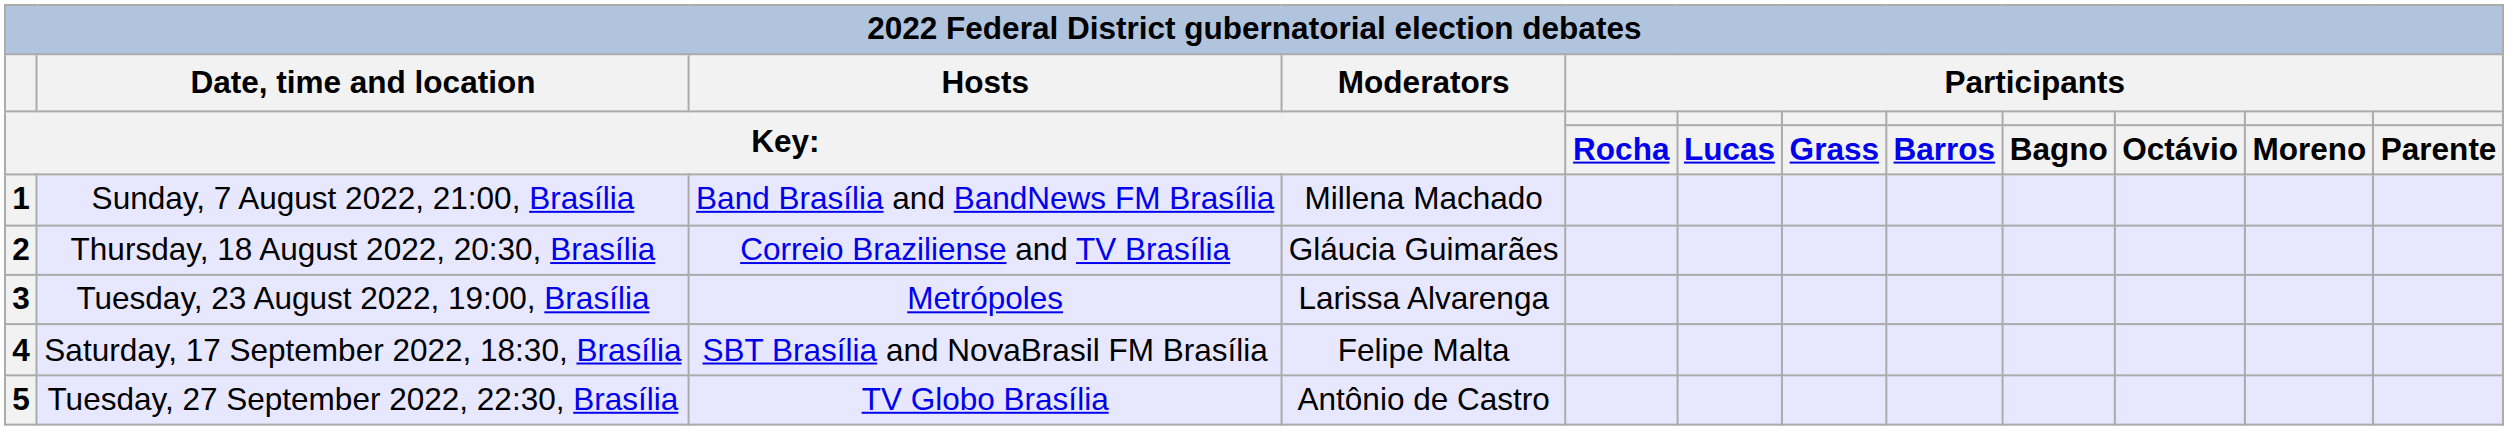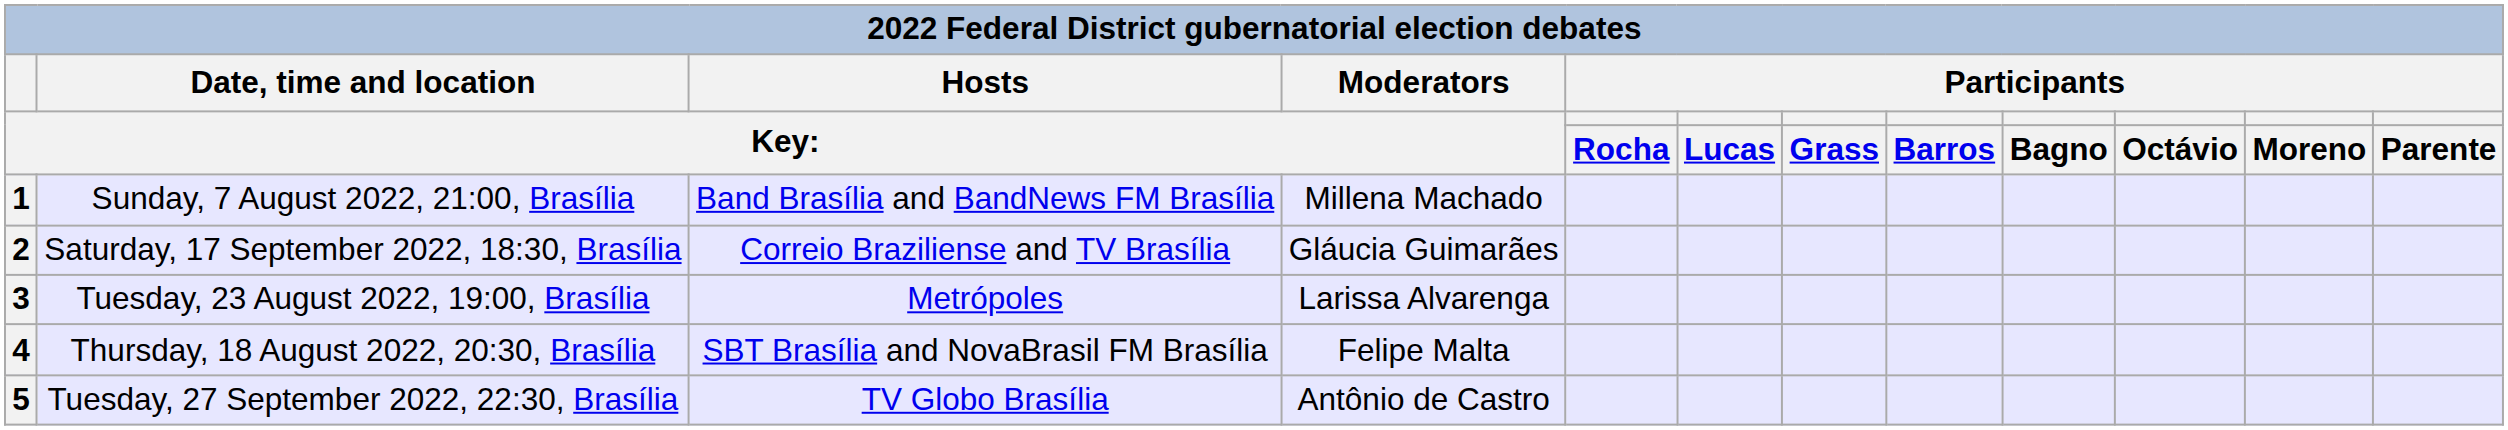(363, 249) Thursday, 18 August 2022, 20:30, Brasília -> (363, 249) Saturday, 17 September 2022, 18:30, Brasília
(363, 349) Saturday, 17 September 2022, 18:30, Brasília -> (363, 349) Thursday, 18 August 2022, 20:30, Brasília
